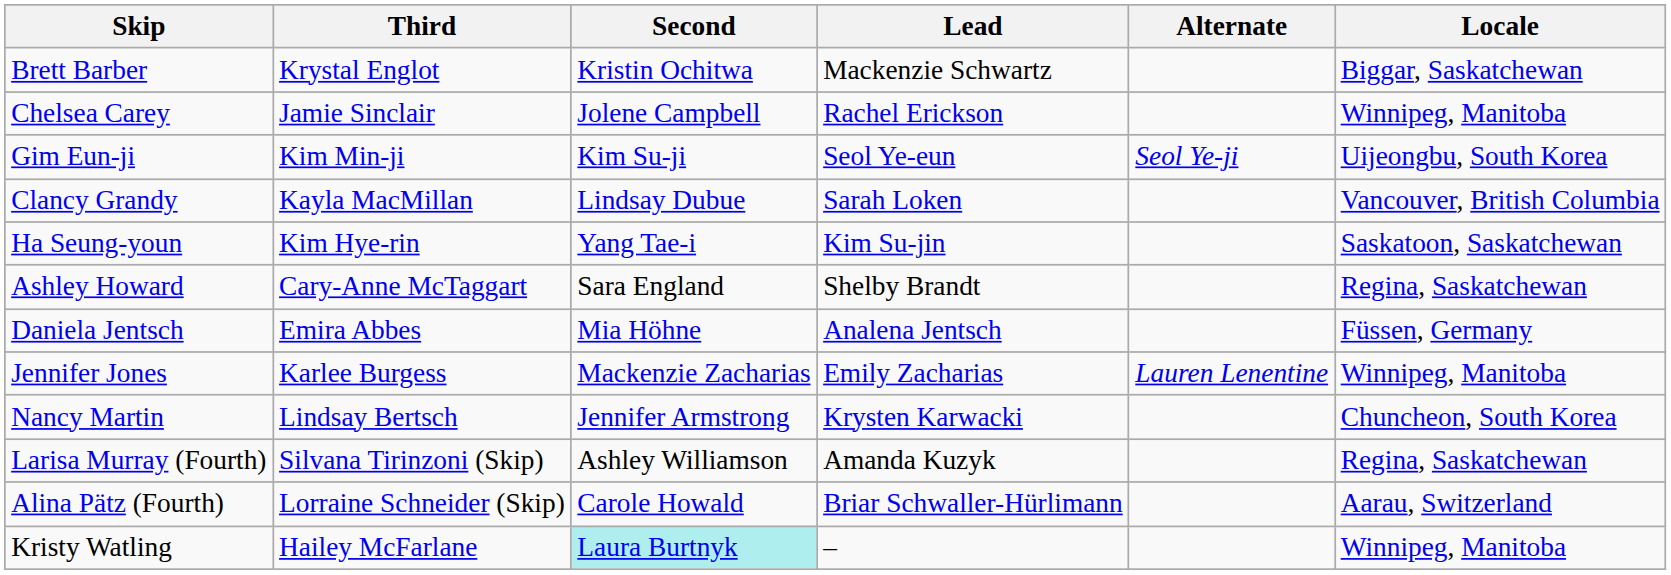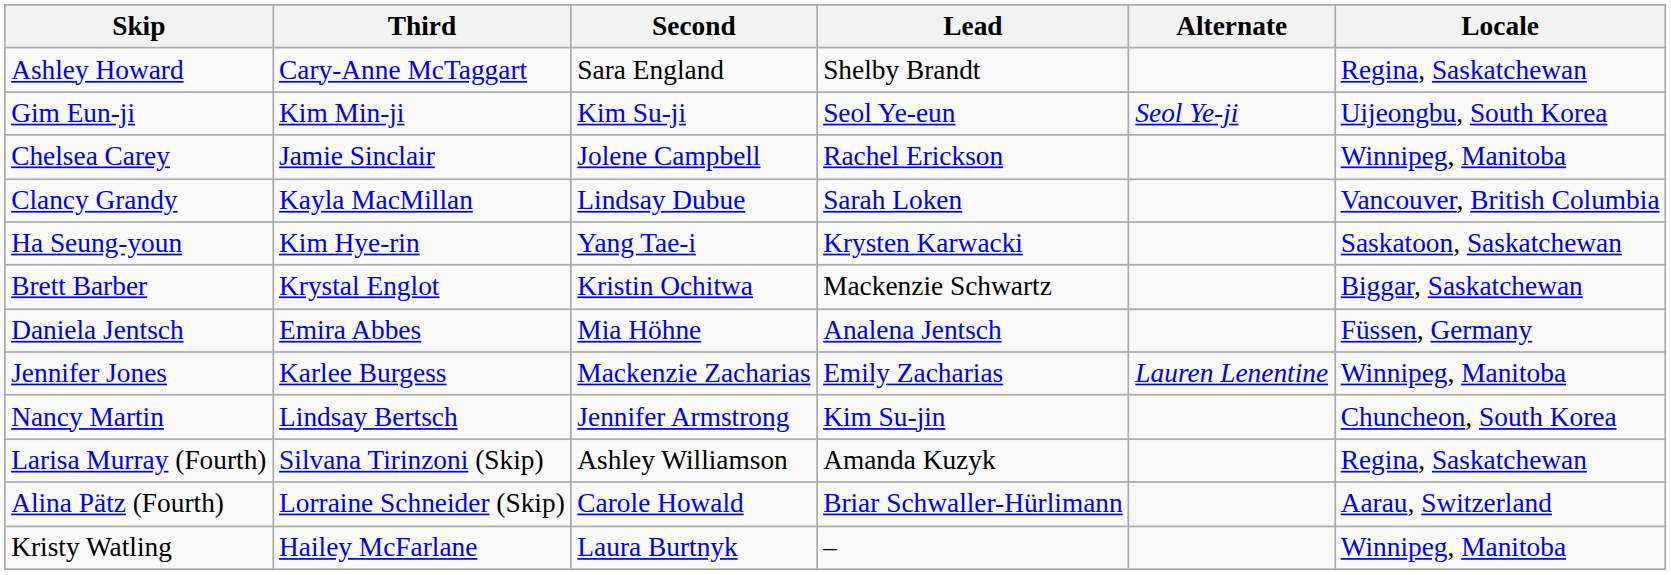rows swapped: (79, 69) <-> (97, 286)
rows swapped: (91, 112) <-> (73, 156)
(884, 243) Kim Su-jin -> (923, 243) Krysten Karwacki
(923, 416) Krysten Karwacki -> (884, 416) Kim Su-jin
(658, 546) paleturquoise background -> (658, 546) no background
